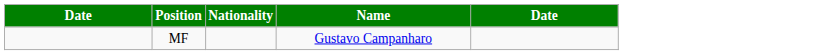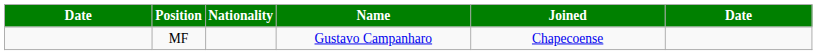+ column: (568, 16)
